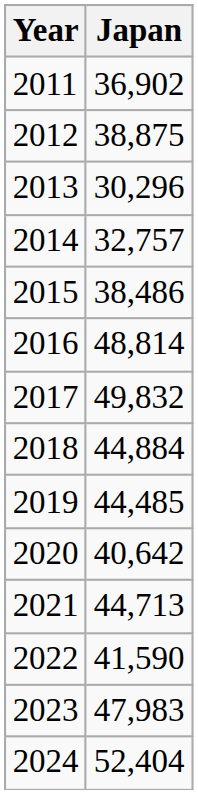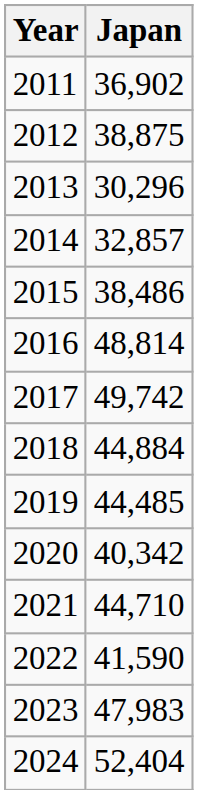(139, 239) 32,757 -> (139, 239) 32,857
(139, 396) 49,832 -> (139, 396) 49,742
(139, 553) 40,642 -> (139, 553) 40,342
(139, 605) 44,713 -> (139, 605) 44,710
